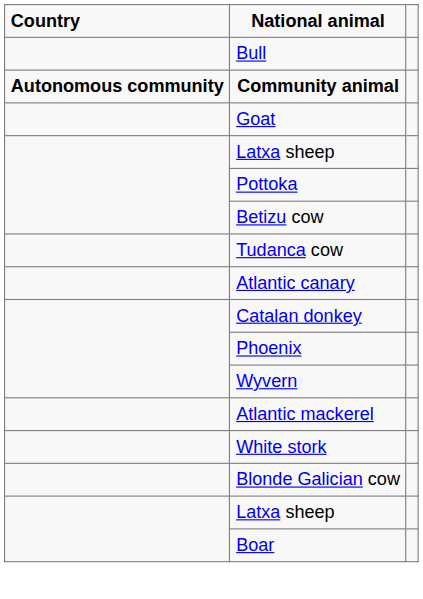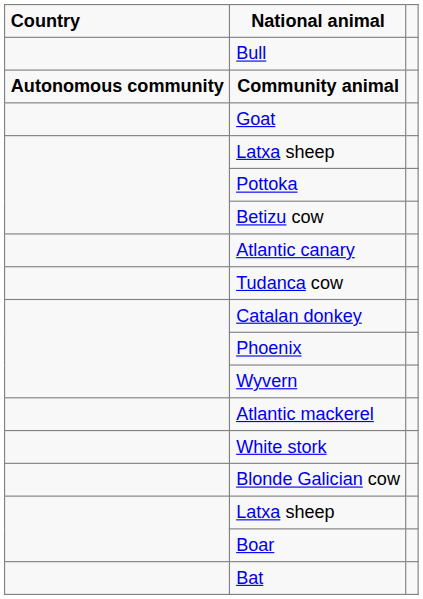rows swapped: (117, 283) <-> (117, 250)
+ row: (117, 578)
